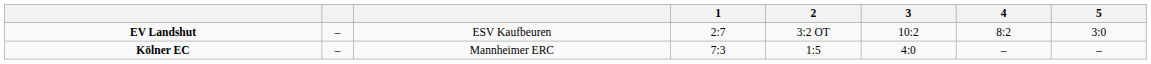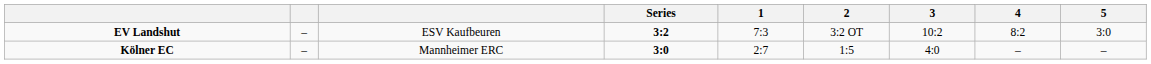+ column: (661, 13)
(718, 31) 2:7 -> (761, 31) 7:3
(718, 50) 7:3 -> (761, 50) 2:7
